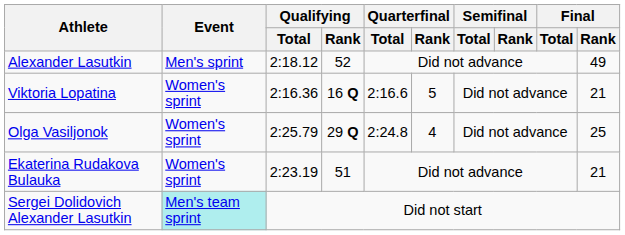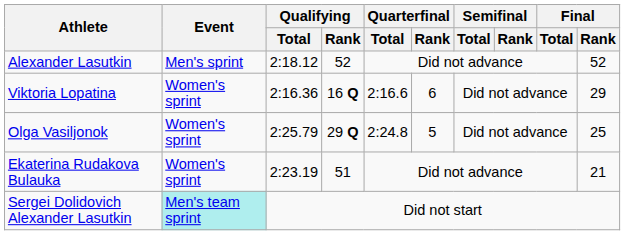(598, 62) 49 -> (598, 62) 52
(432, 93) 5 -> (432, 93) 6
(598, 93) 21 -> (598, 93) 29
(432, 133) 4 -> (432, 133) 5
